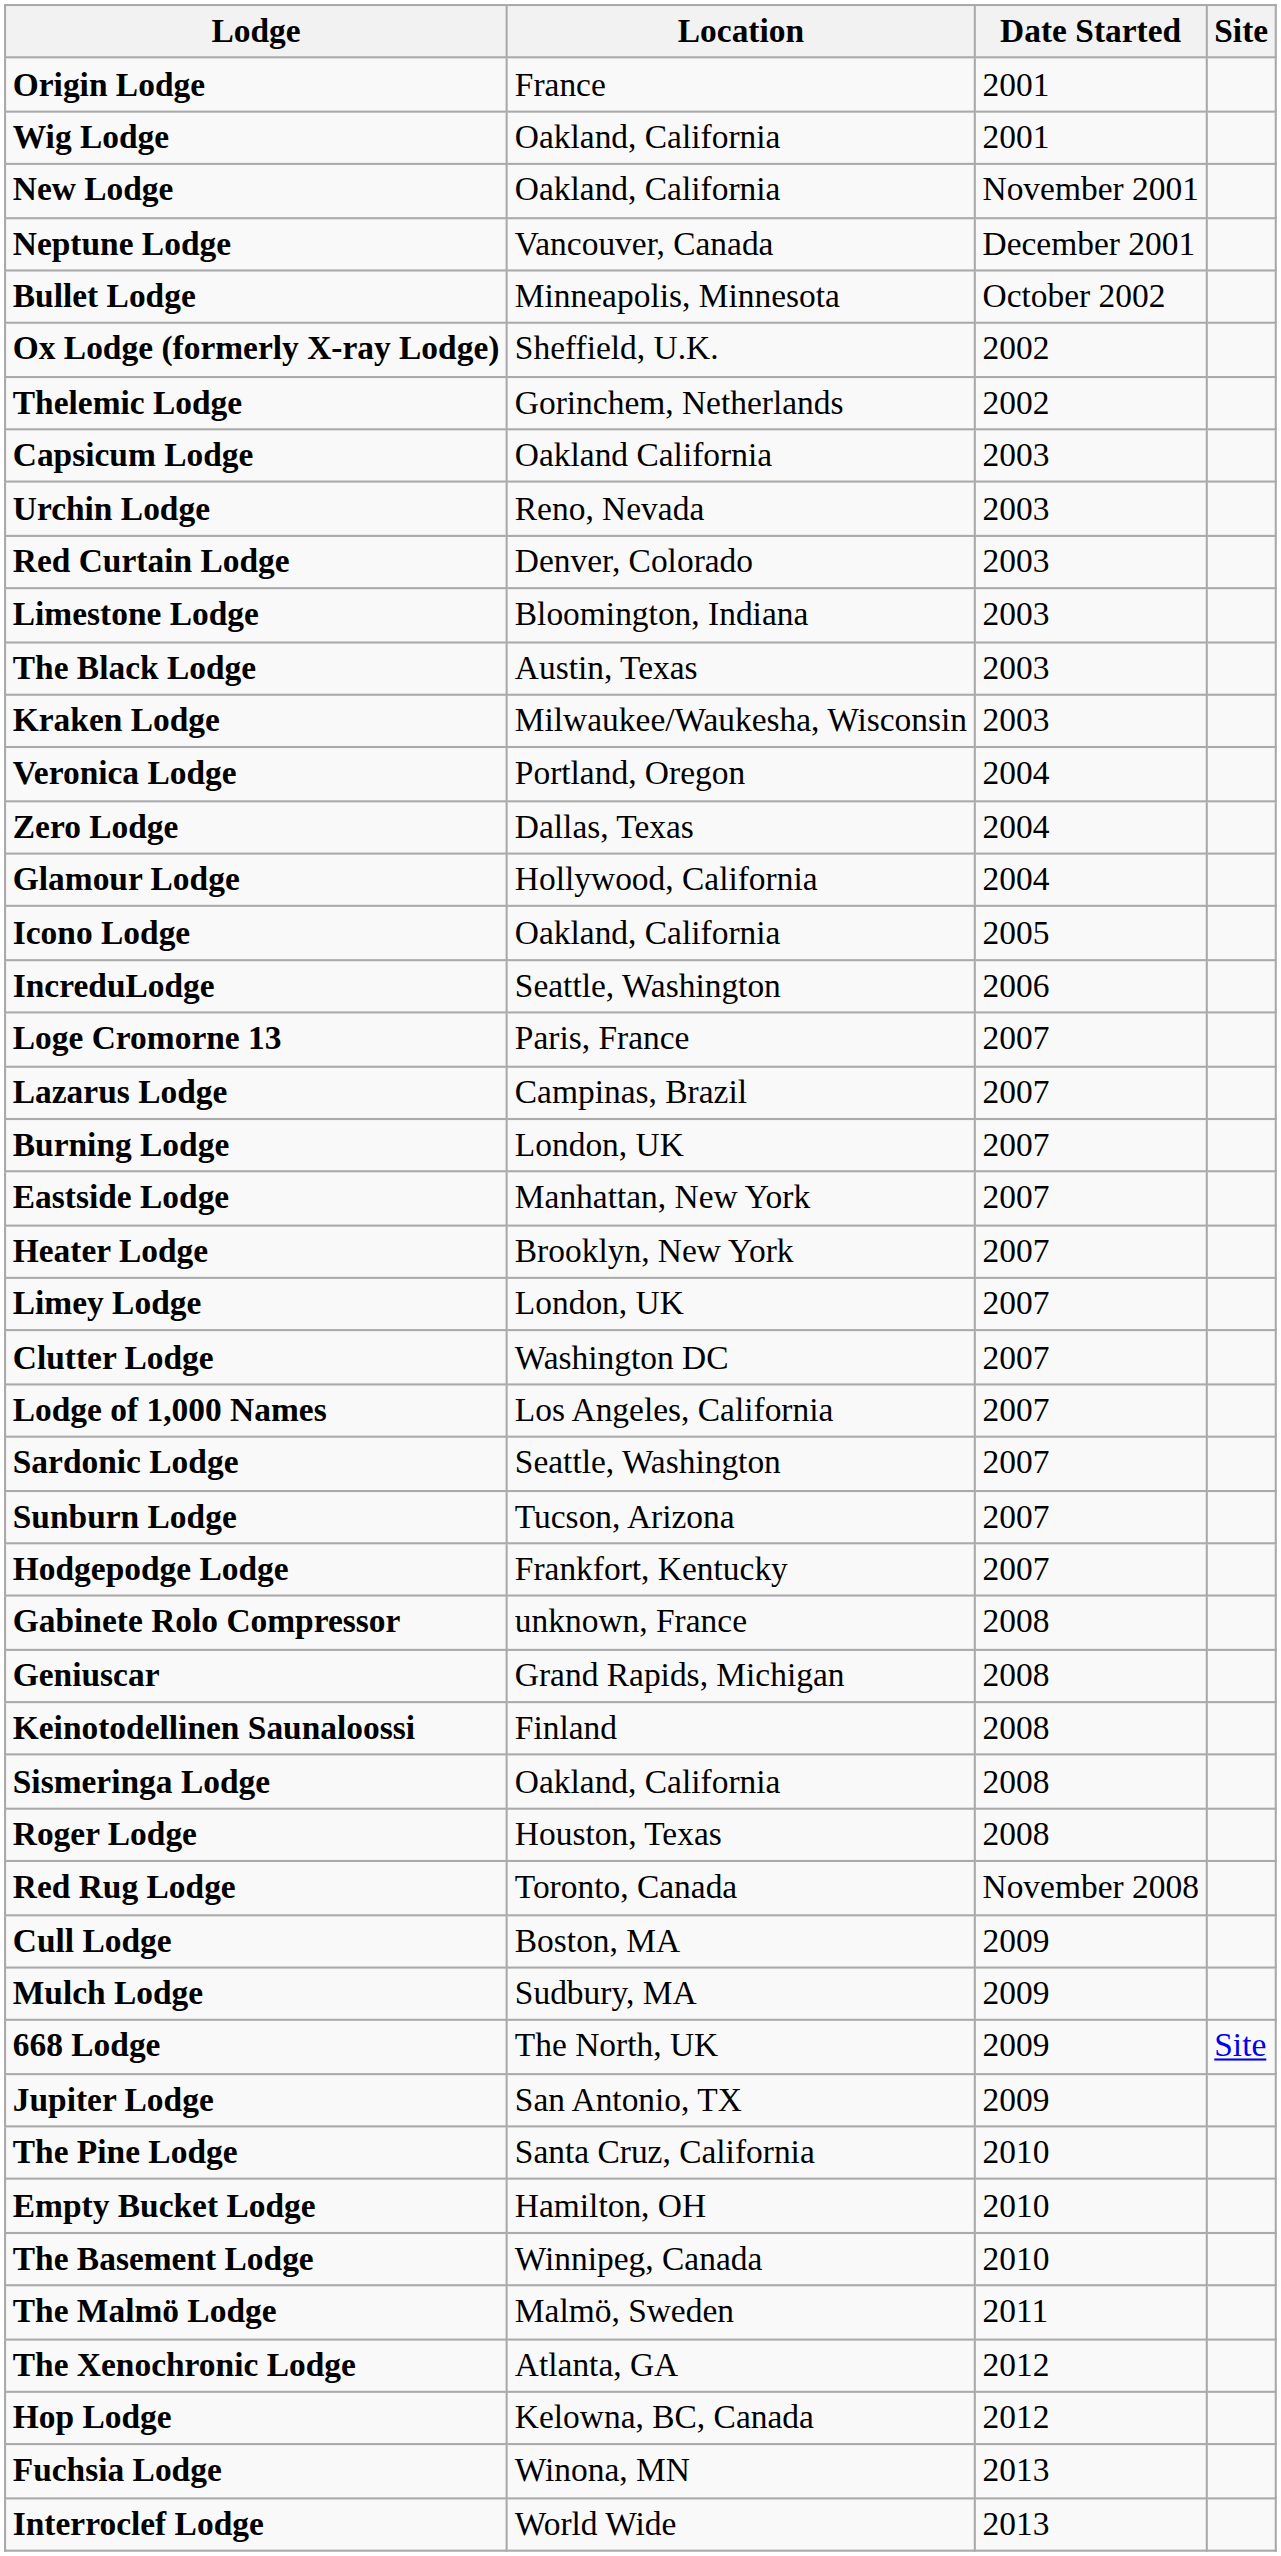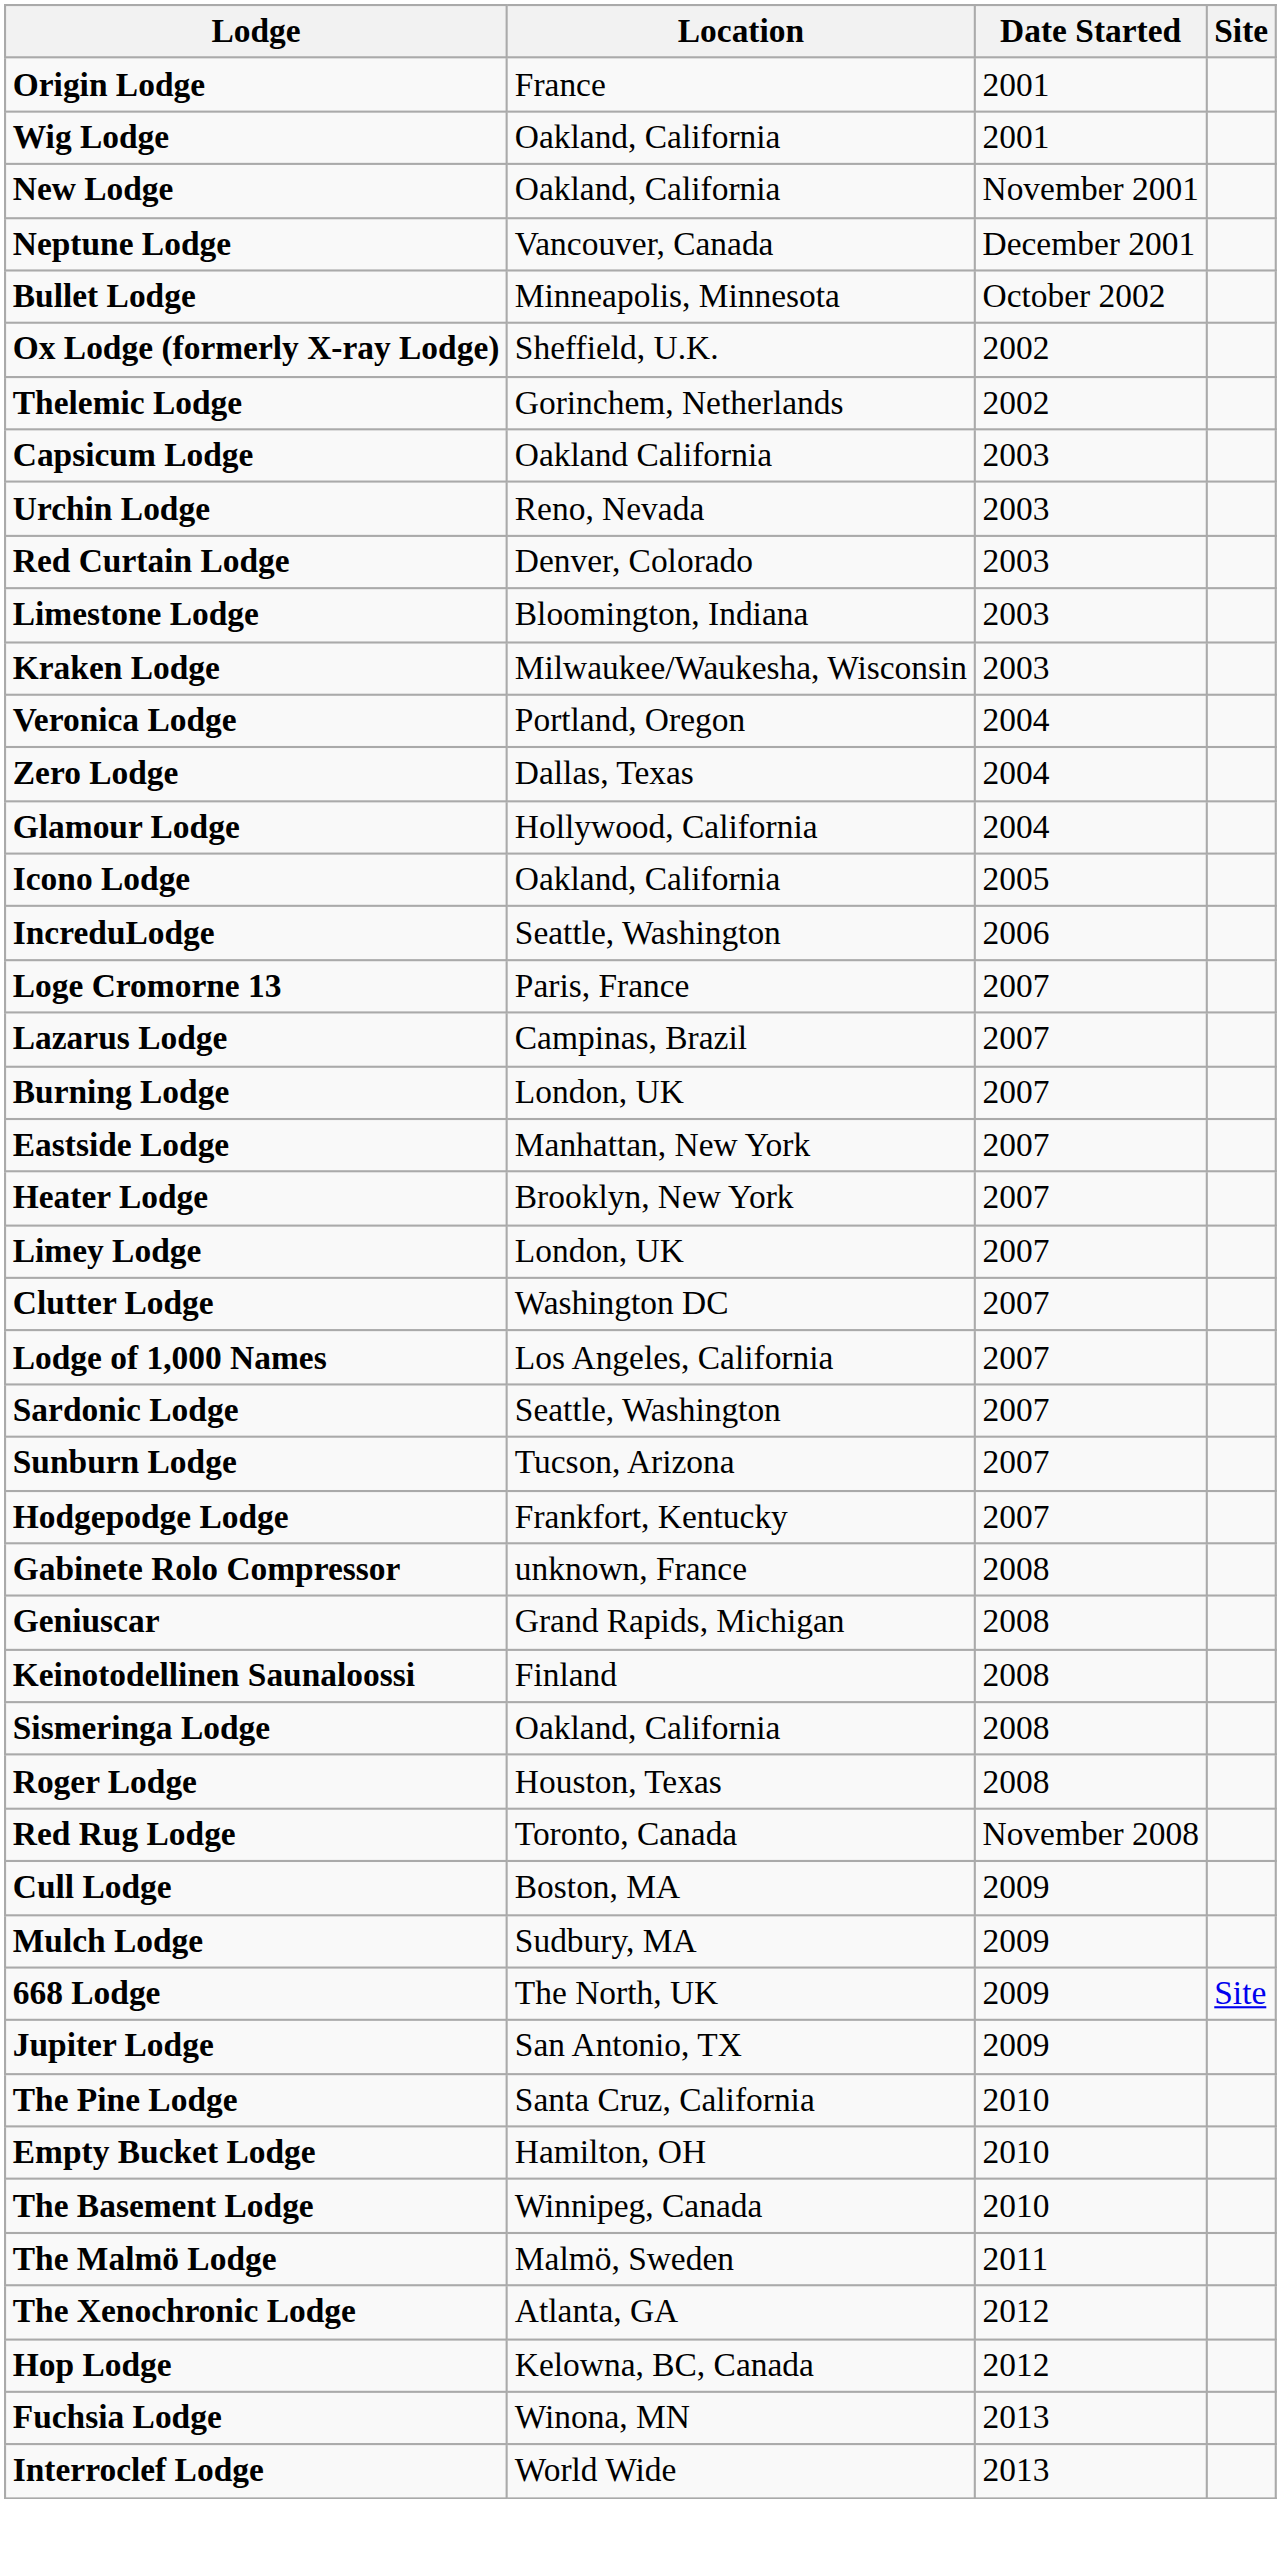- row: (134, 667)
